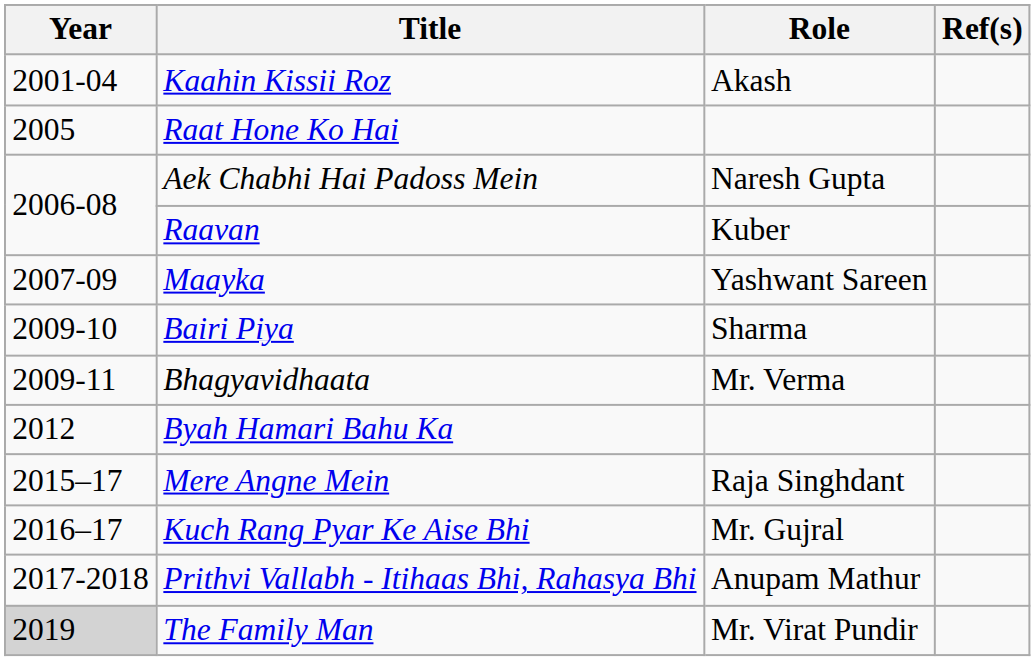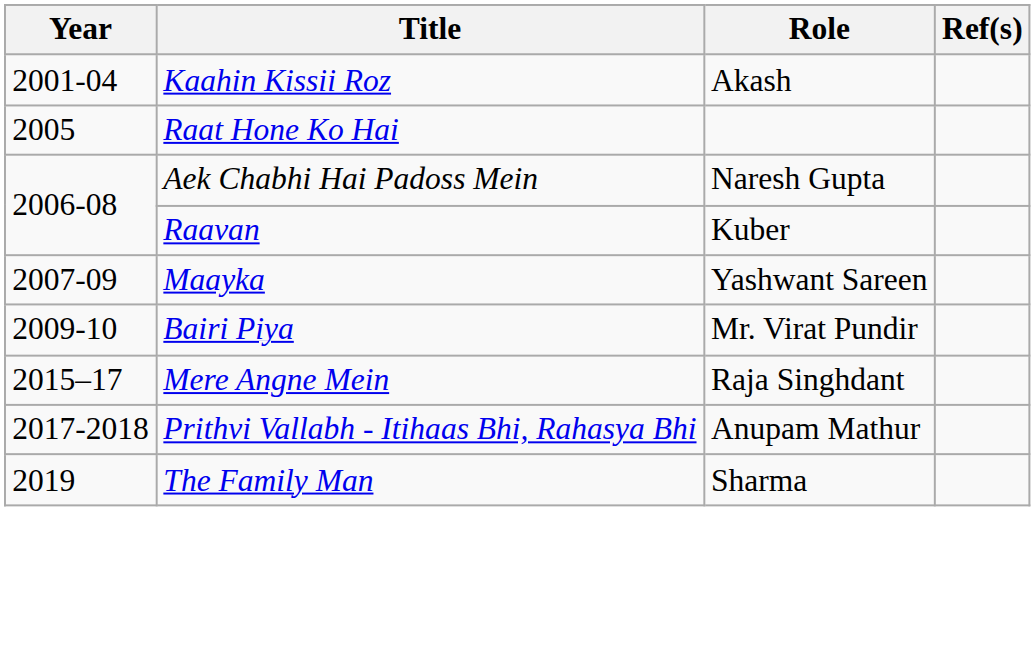(759, 329) Sharma -> (814, 329) Mr. Virat Pundir
- row: (267, 379)
- row: (308, 429)
- row: (346, 529)
(44, 629) lightgrey background -> (44, 479) no background
(814, 629) Mr. Virat Pundir -> (759, 479) Sharma
